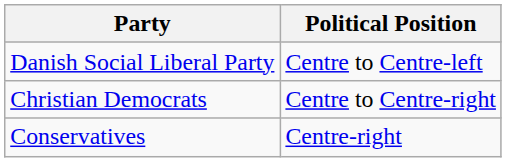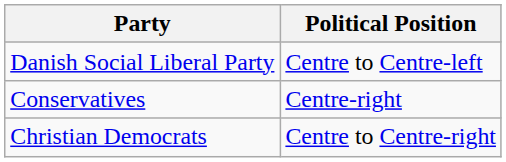rows swapped: (78, 136) <-> (109, 99)
